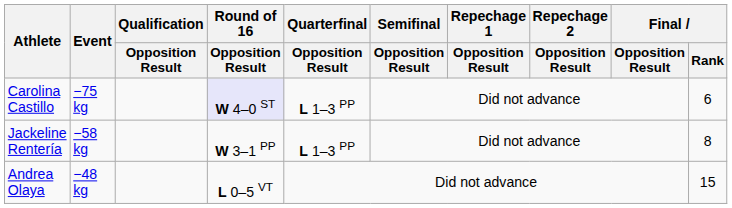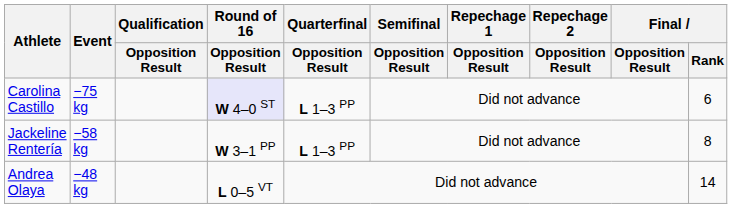(708, 183) 15 -> (708, 183) 14
